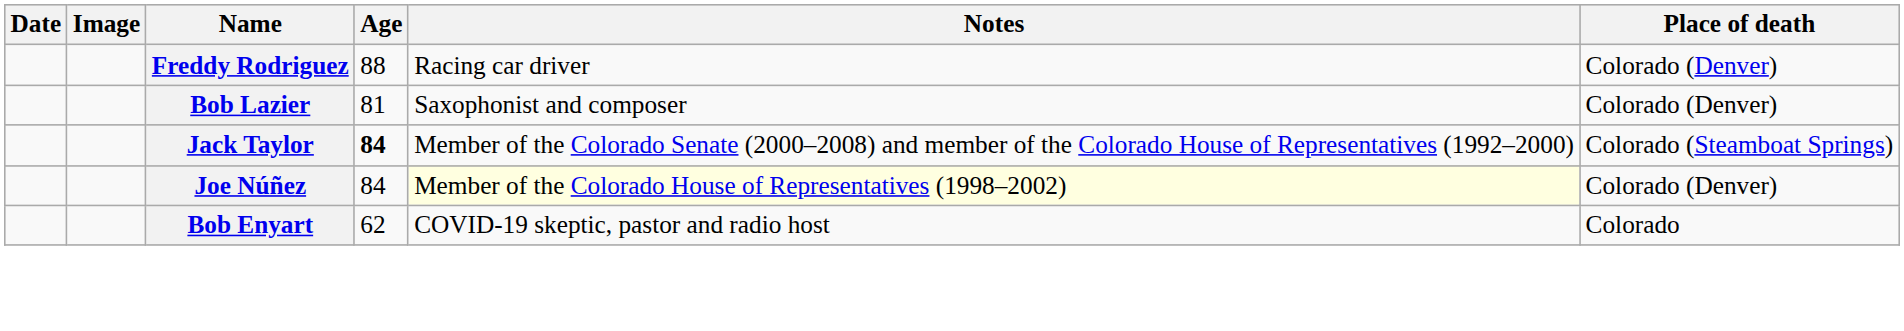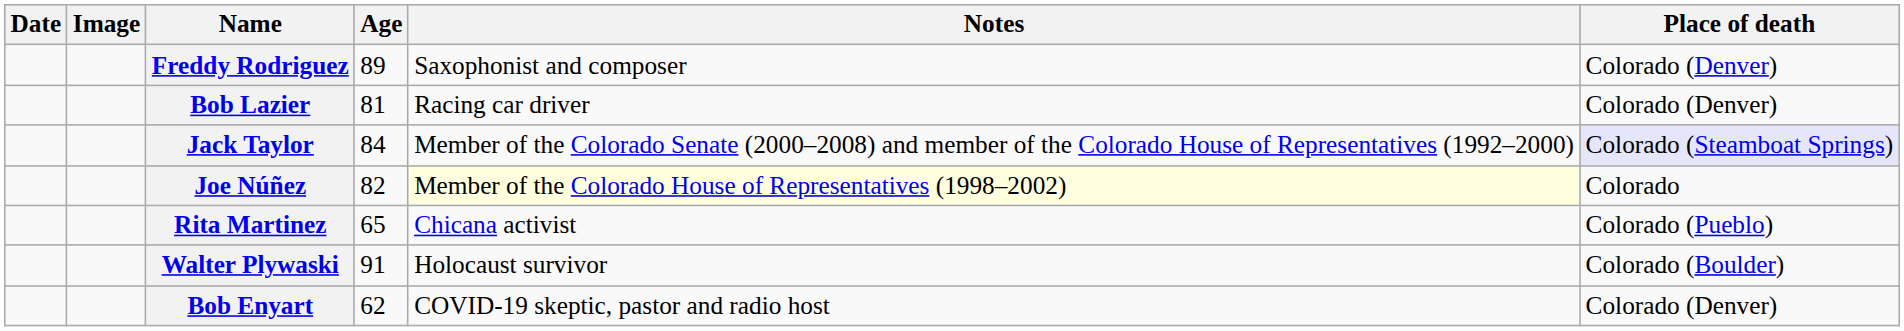(373, 64) 88 -> (373, 64) 89
(502, 64) Racing car driver -> (550, 64) Saxophonist and composer
(550, 104) Saxophonist and composer -> (502, 104) Racing car driver
(373, 144) bold -> (373, 144) normal
(1739, 144) no background -> (1739, 144) lavender background
(373, 184) 84 -> (373, 184) 82
(1681, 184) Colorado (Denver) -> (1633, 184) Colorado
+ row: (250, 225)
+ row: (250, 265)
(1633, 225) Colorado -> (1681, 305) Colorado (Denver)
